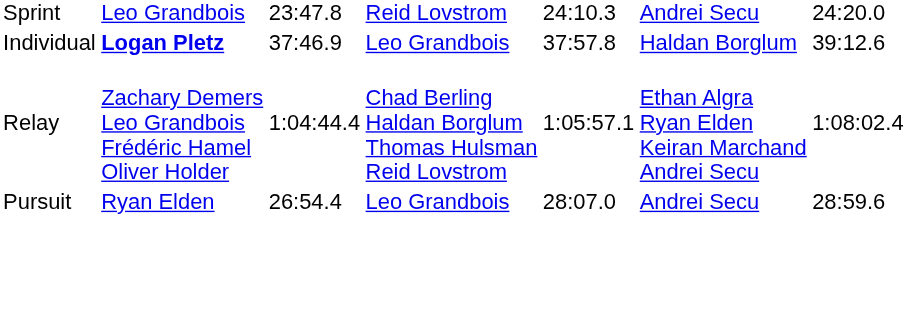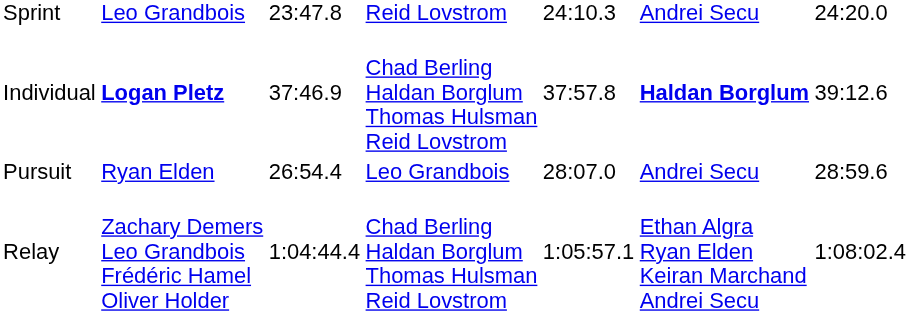(438, 43) Leo Grandbois -> (451, 105) Chad Berling Haldan Borglum Thomas Hulsman Reid Lovstrom
(718, 43) normal -> (724, 92) bold
rows swapped: (37, 202) <-> (31, 122)
